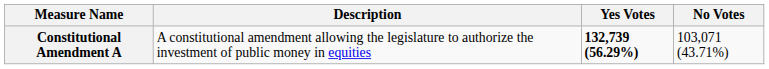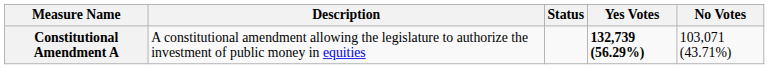+ column: (566, 15)
